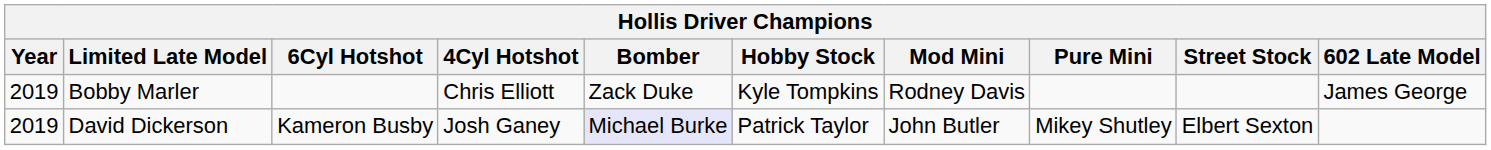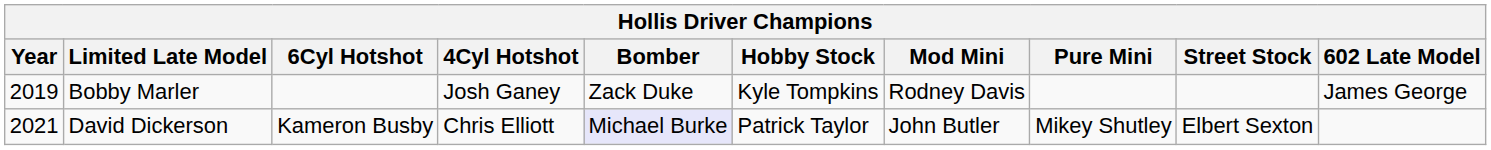(499, 91) Chris Elliott -> (502, 91) Josh Ganey
(34, 126) 2019 -> (34, 126) 2021
(502, 126) Josh Ganey -> (499, 126) Chris Elliott
